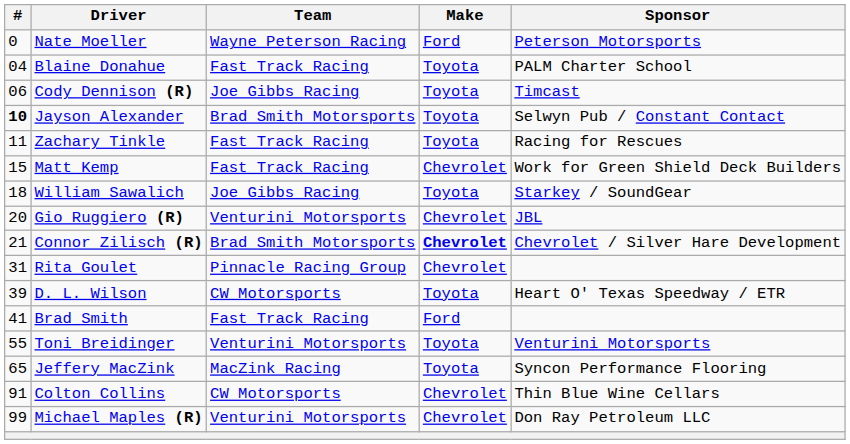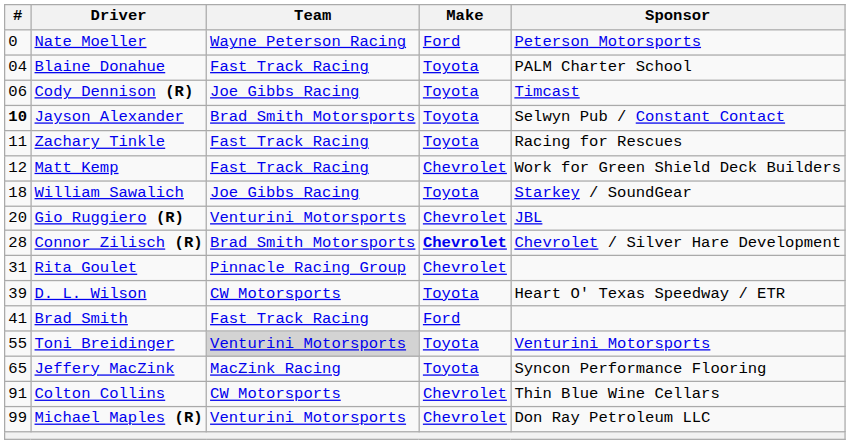(18, 168) 15 -> (18, 168) 12
(18, 244) 21 -> (18, 244) 28
(308, 344) no background -> (308, 344) lightgrey background
